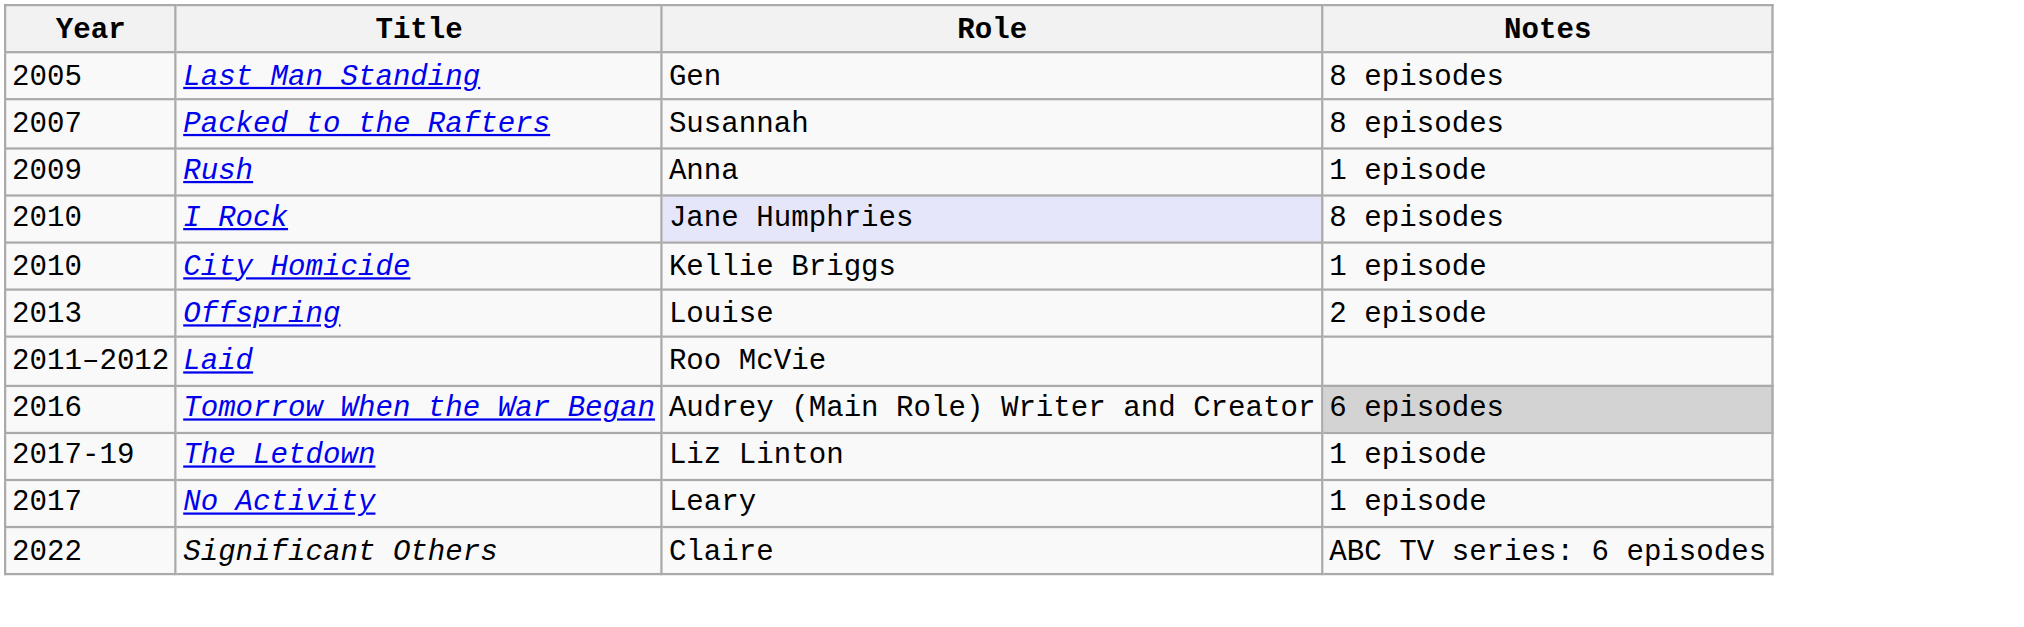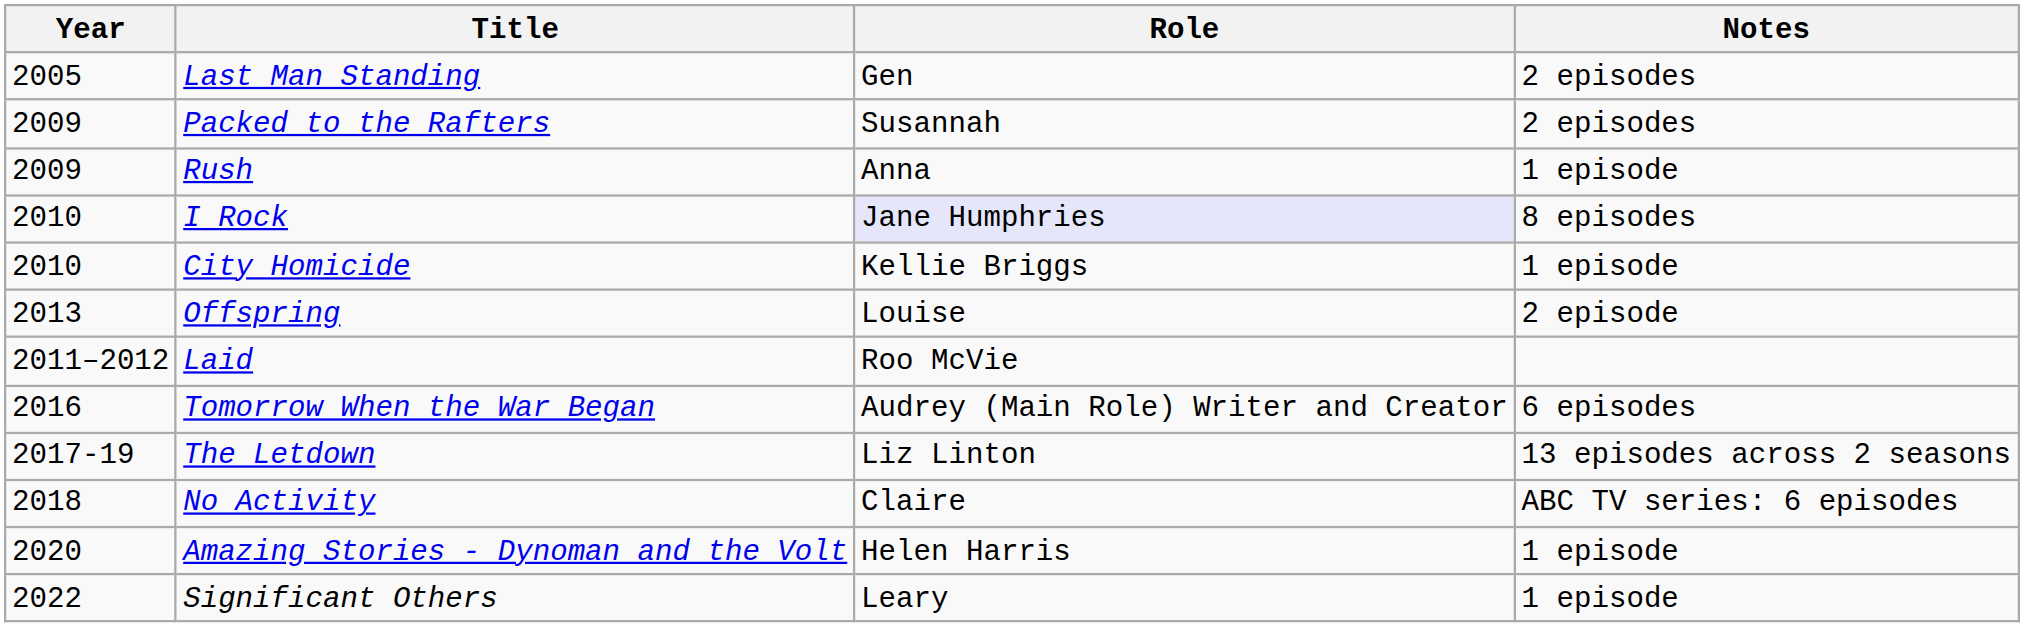(1417, 76) 8 episodes -> (1609, 76) 2 episodes
(47, 124) 2007 -> (47, 124) 2009
(1417, 124) 8 episodes -> (1609, 124) 2 episodes
(1417, 409) lightgrey background -> (1609, 409) no background
(1408, 456) 1 episode -> (1766, 456) 13 episodes across 2 seasons
(47, 503) 2017 -> (47, 503) 2018
(713, 503) Leary -> (914, 503) Claire
(1408, 503) 1 episode -> (1740, 503) ABC TV series: 6 episodes
+ row: (515, 551)
(721, 551) Claire -> (905, 598) Leary
(1548, 551) ABC TV series: 6 episodes -> (1600, 598) 1 episode
